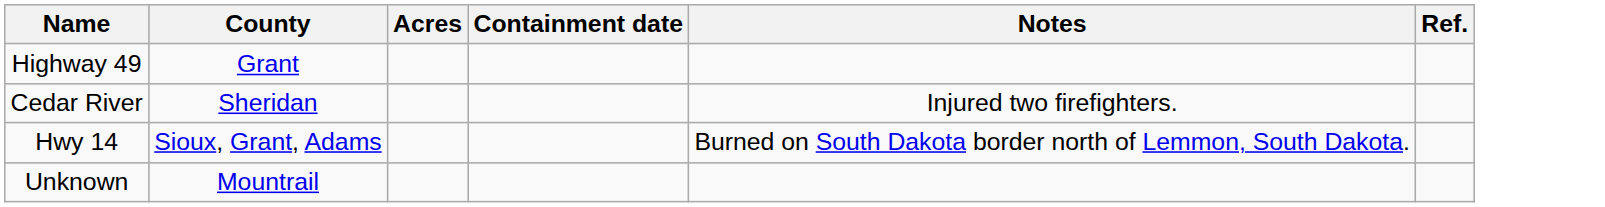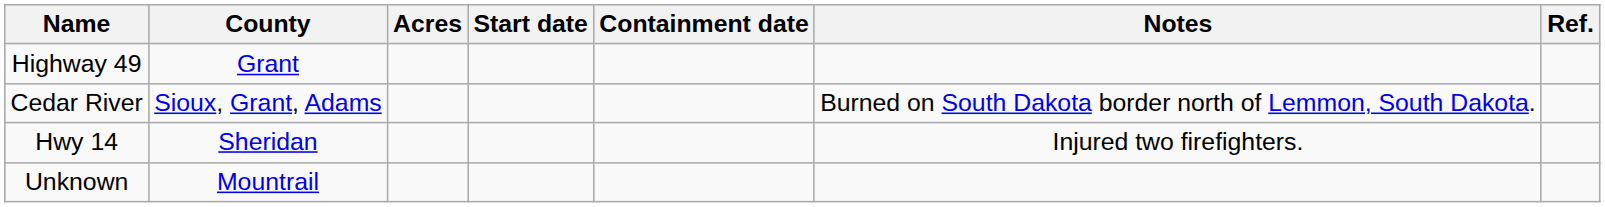+ column: (531, 24)
(268, 102) Sheridan -> (268, 102) Sioux, Grant, Adams
(1052, 102) Injured two firefighters. -> (1178, 102) Burned on South Dakota border north of Lemmon, South Dakota.
(268, 142) Sioux, Grant, Adams -> (268, 142) Sheridan
(1052, 142) Burned on South Dakota border north of Lemmon, South Dakota. -> (1178, 142) Injured two firefighters.
